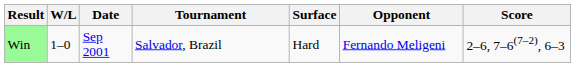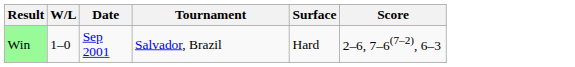- column: (401, 15)
